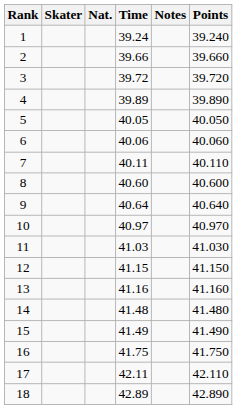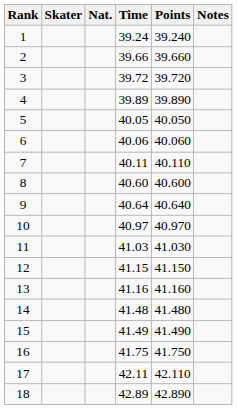columns swapped: (170, 15) <-> (211, 15)
